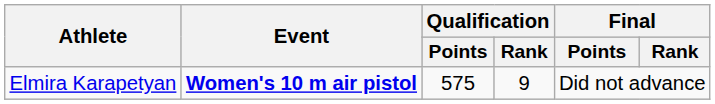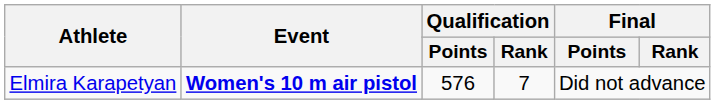(458, 83) 575 -> (458, 83) 576
(524, 83) 9 -> (524, 83) 7
